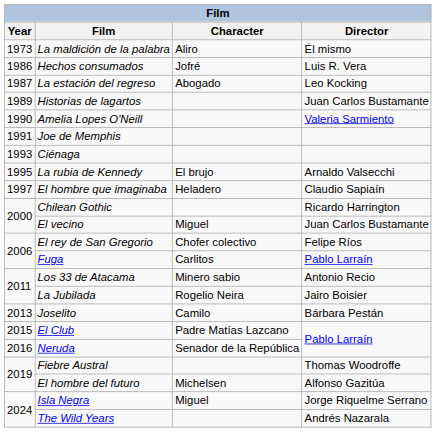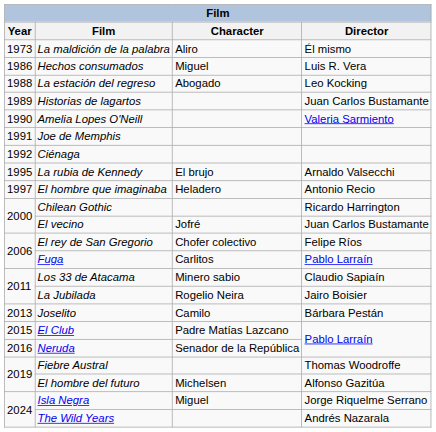(188, 66) Jofré -> (192, 66) Miguel
(20, 83) 1987 -> (20, 83) 1988
(20, 154) 1993 -> (20, 154) 1992
(345, 189) Claudio Sapiaín -> (340, 189) Antonio Recio
(192, 224) Miguel -> (188, 224) Jofré
(340, 277) Antonio Recio -> (345, 277) Claudio Sapiaín
